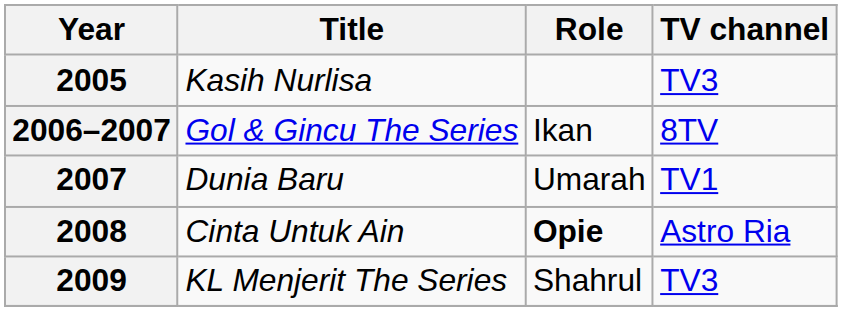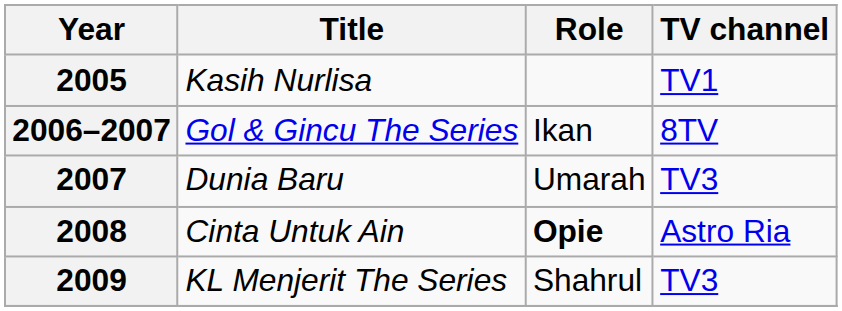(689, 79) TV3 -> (689, 79) TV1
(689, 180) TV1 -> (689, 180) TV3
